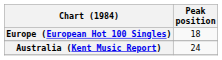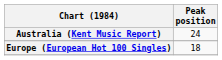rows swapped: (89, 48) <-> (89, 34)
